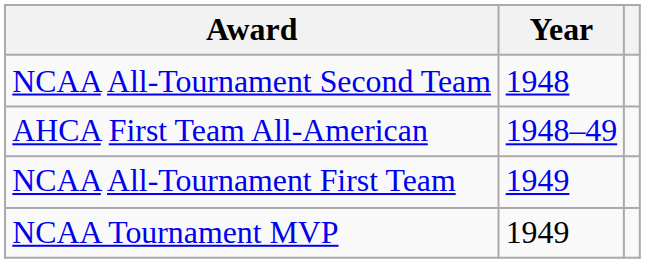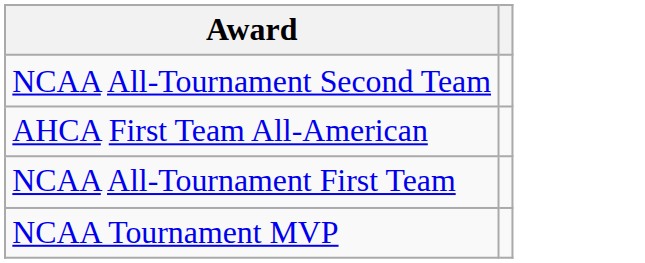- column: (561, 29)
